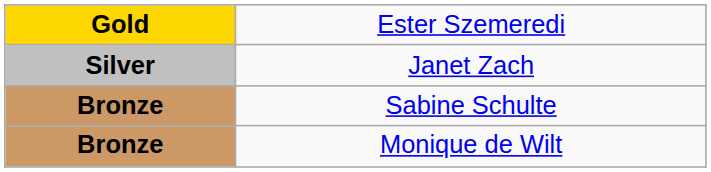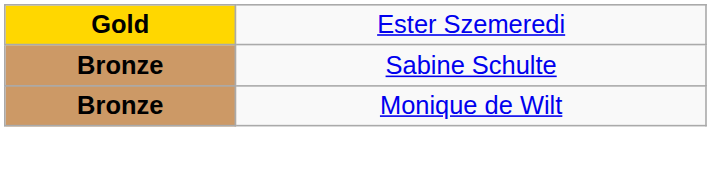- row: (471, 65)
